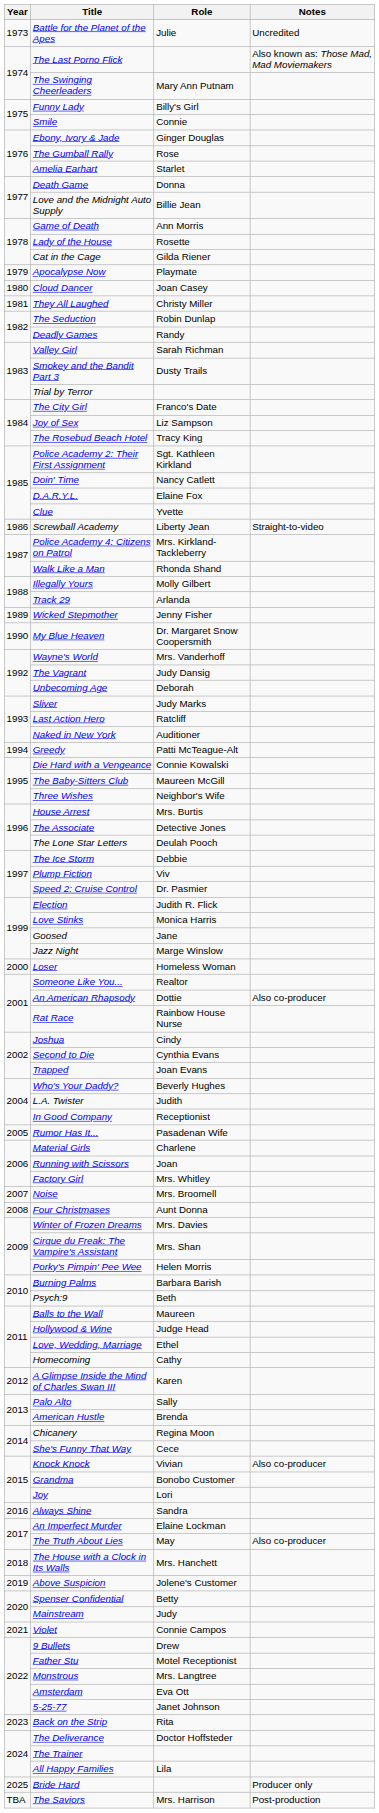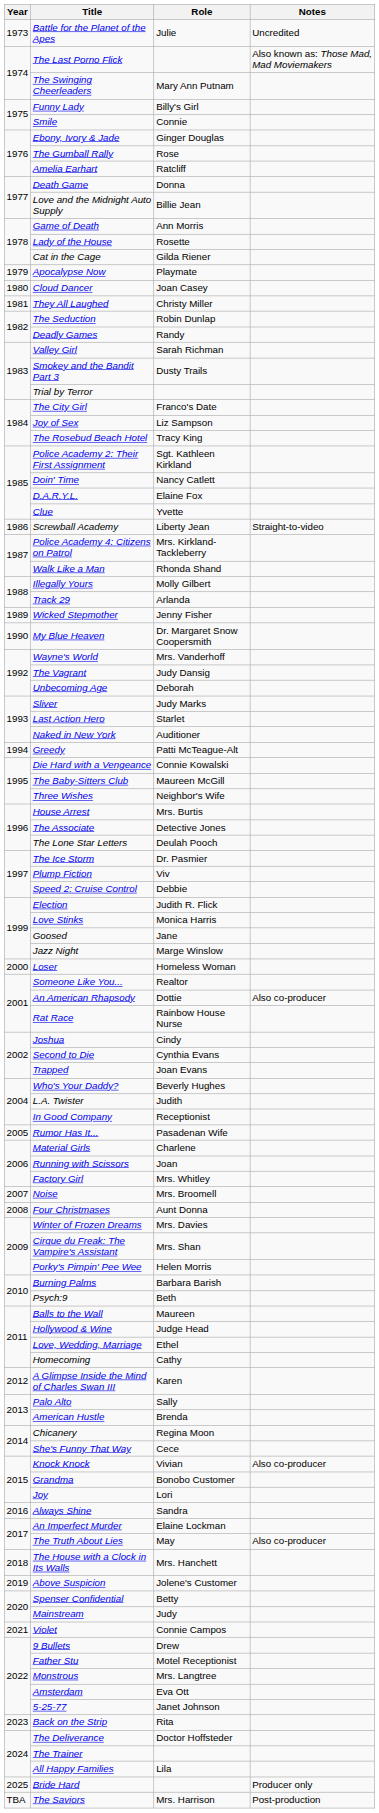(170, 169) Starlet -> (171, 169) Ratcliff
(171, 719) Ratcliff -> (170, 719) Starlet
(172, 858) Debbie -> (182, 858) Dr. Pasmier
(182, 889) Dr. Pasmier -> (172, 889) Debbie
